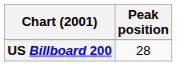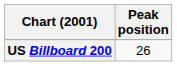(143, 50) 28 -> (143, 50) 26
